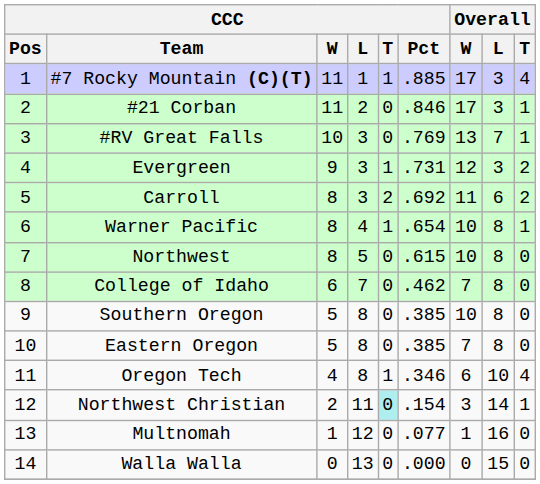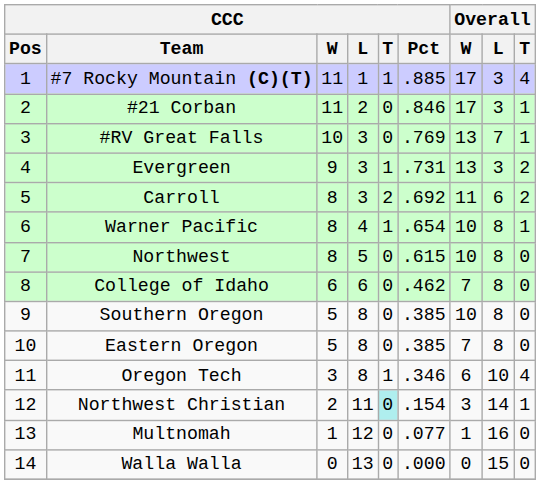(466, 168) 12 -> (466, 168) 13
(363, 286) 7 -> (363, 286) 6
(332, 375) 4 -> (332, 375) 3
